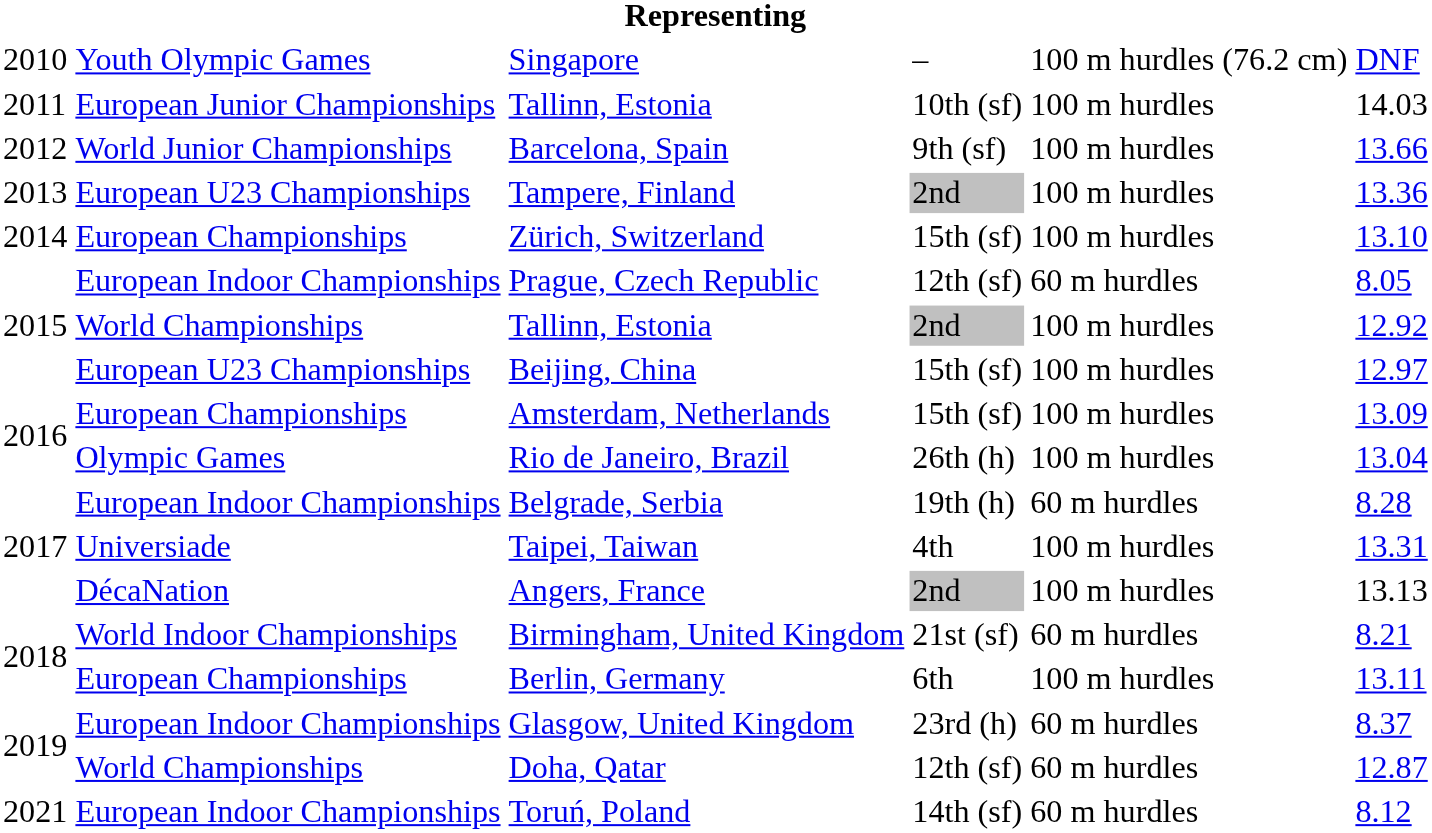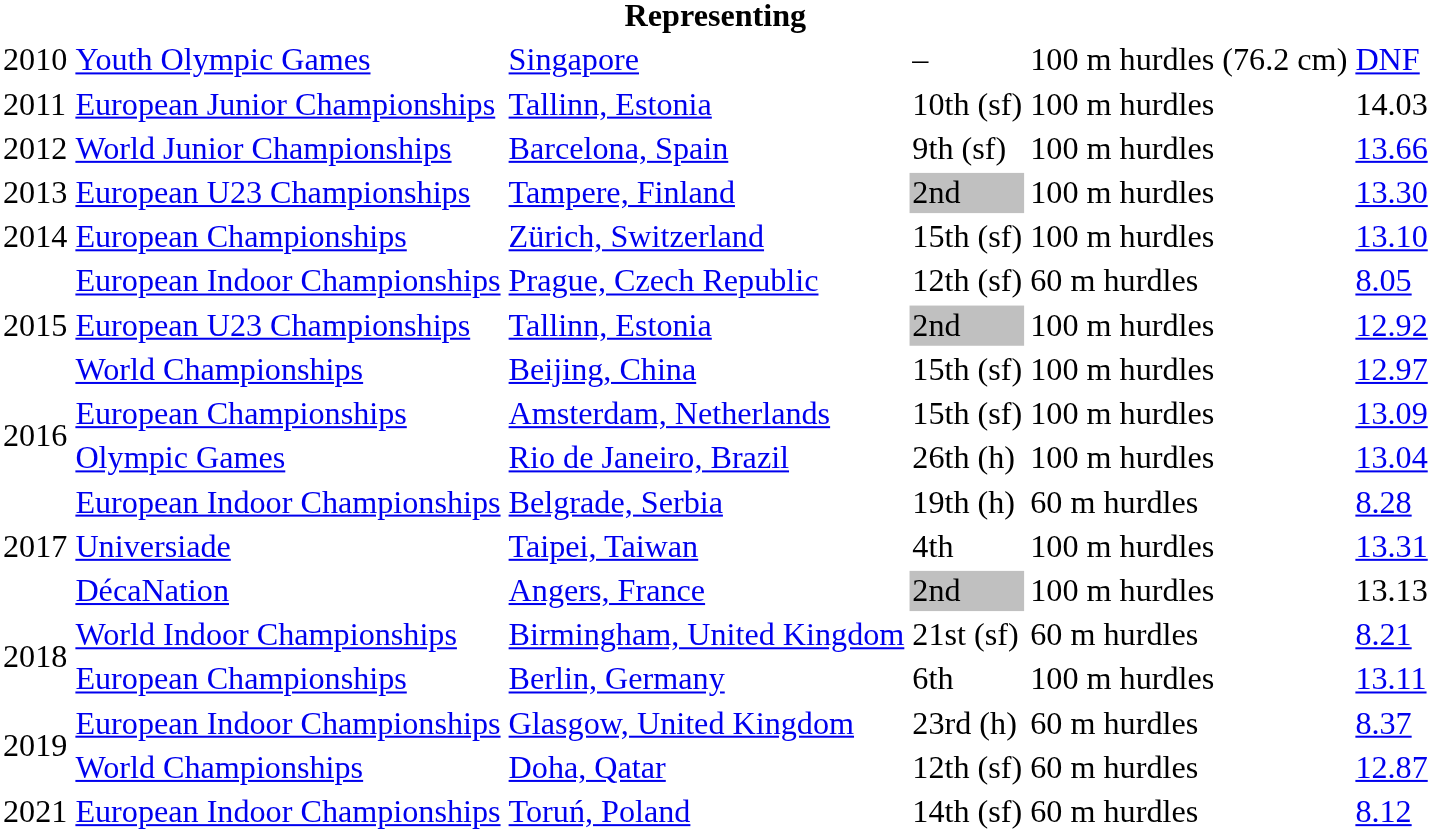(1392, 192) 13.36 -> (1392, 192) 13.30
(219, 325) World Championships -> (273, 325) European U23 Championships
(273, 369) European U23 Championships -> (219, 369) World Championships
